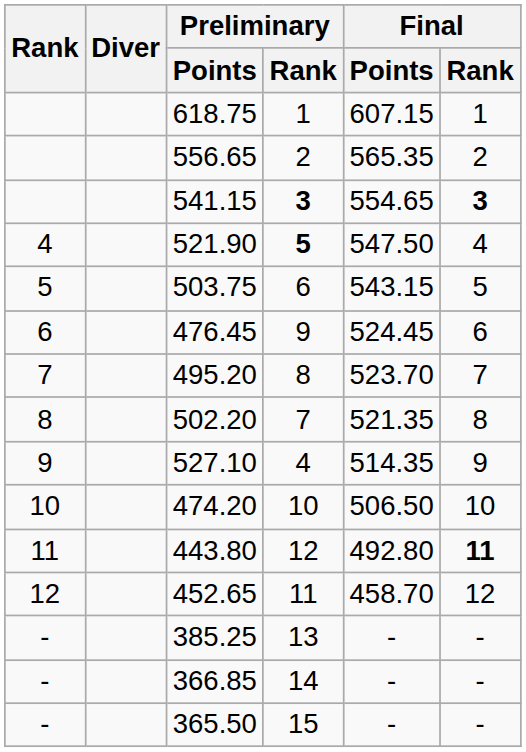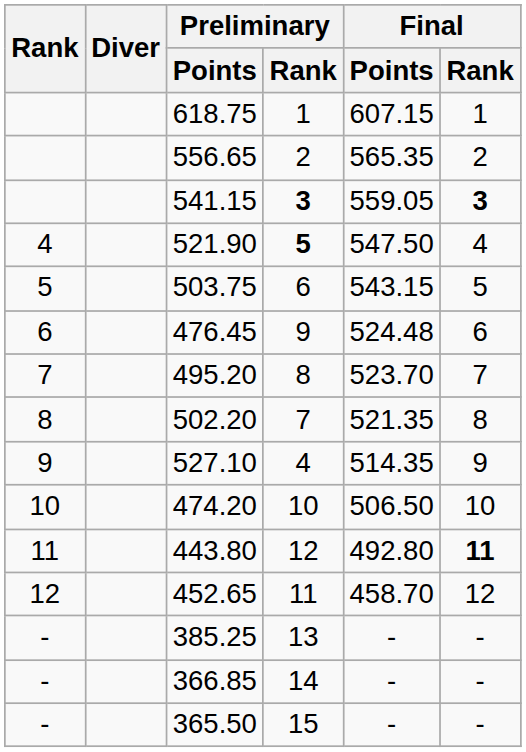(392, 200) 554.65 -> (392, 200) 559.05
(392, 331) 524.45 -> (392, 331) 524.48
